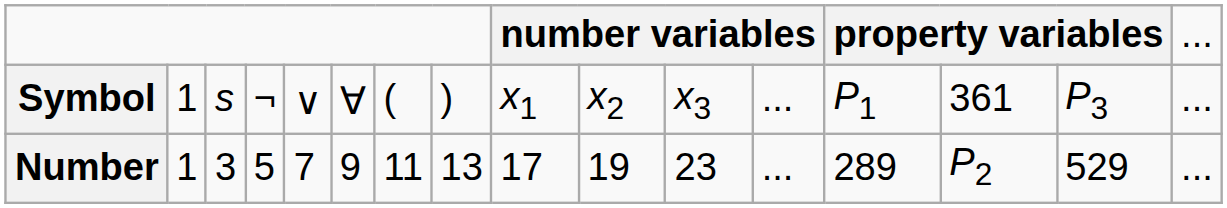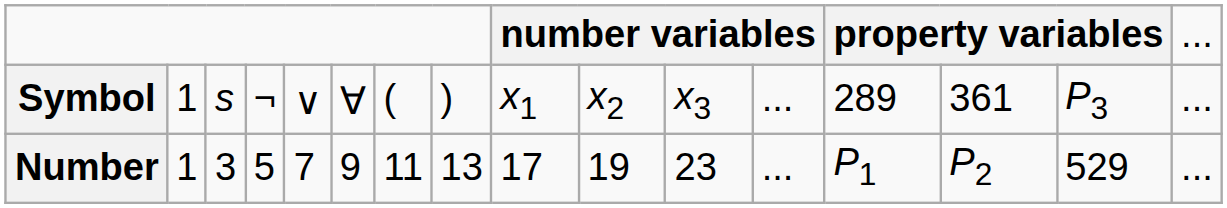(855, 100) P1 -> (865, 98) 289
(865, 166) 289 -> (855, 168) P1
